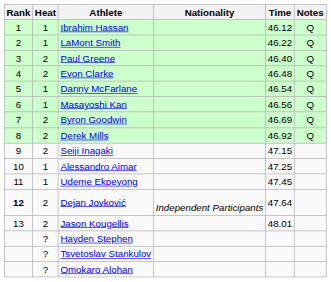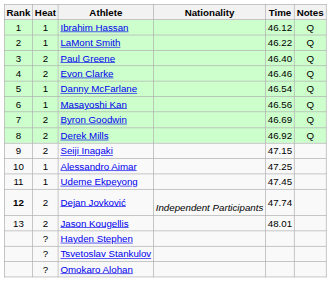(280, 74) 46.48 -> (280, 74) 46.46
(280, 202) 47.64 -> (280, 202) 47.74
